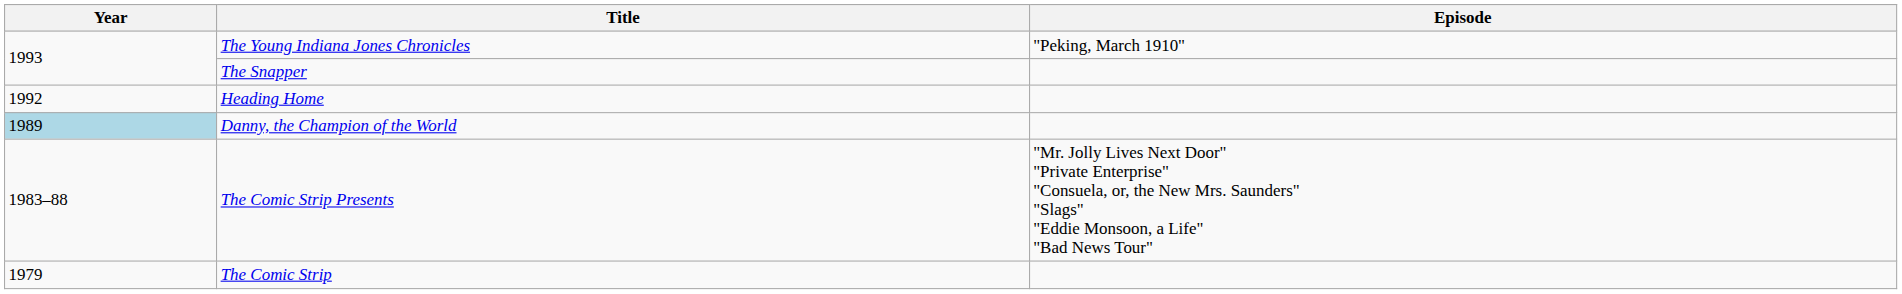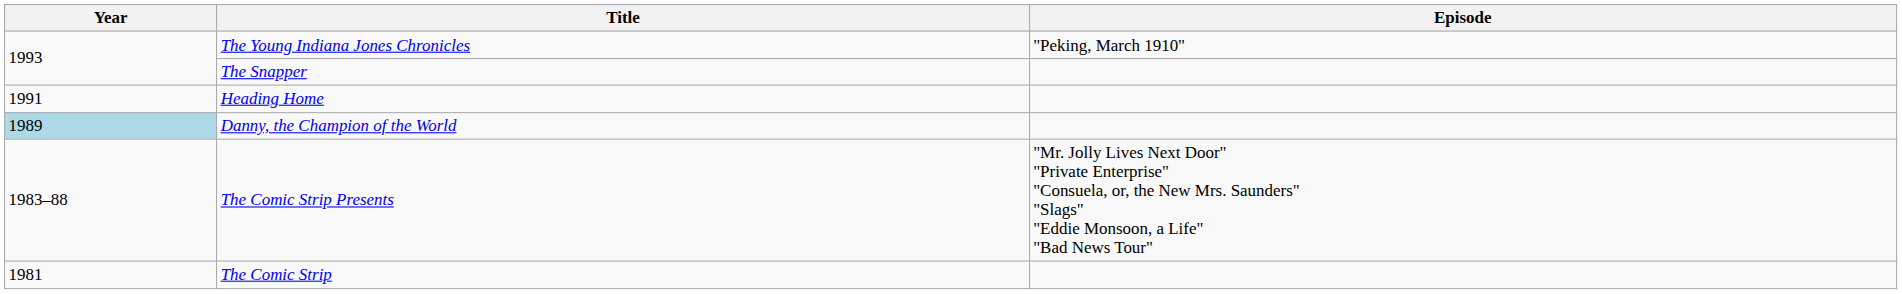(25, 98) 1992 -> (25, 98) 1991
(25, 274) 1979 -> (25, 274) 1981
